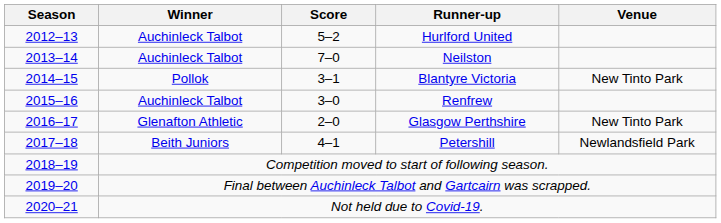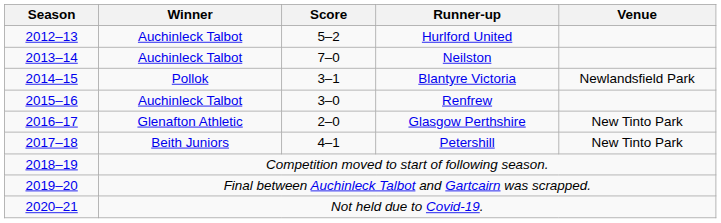(637, 79) New Tinto Park -> (637, 79) Newlandsfield Park
(637, 143) Newlandsfield Park -> (637, 143) New Tinto Park
